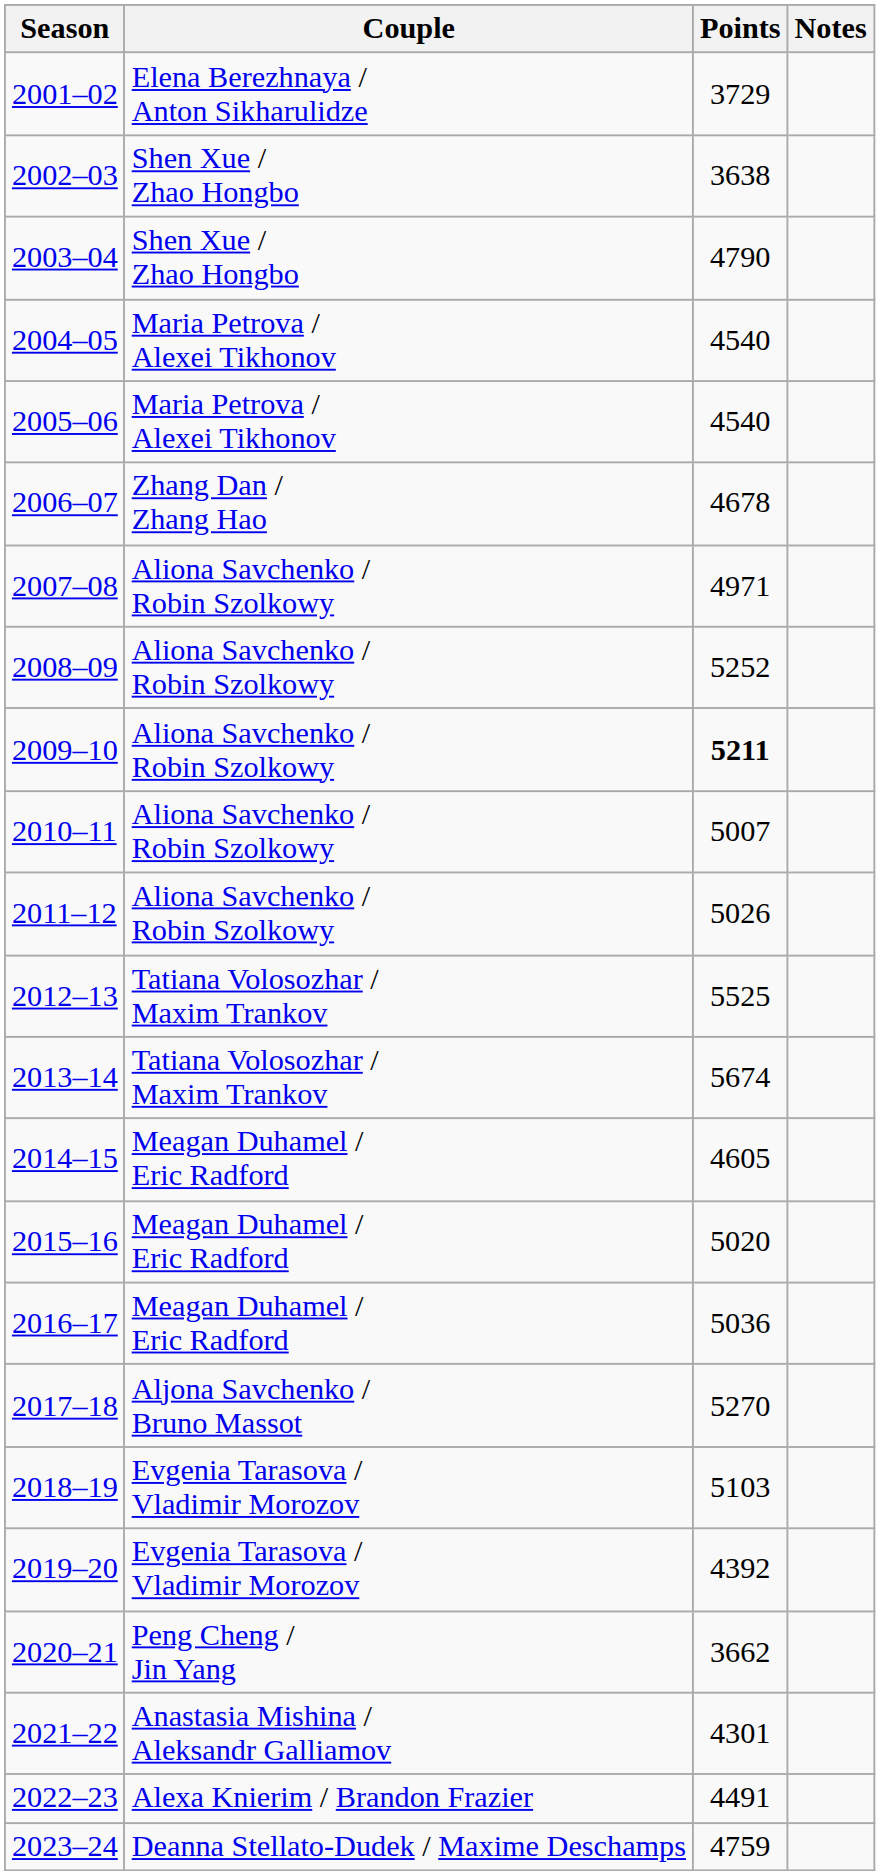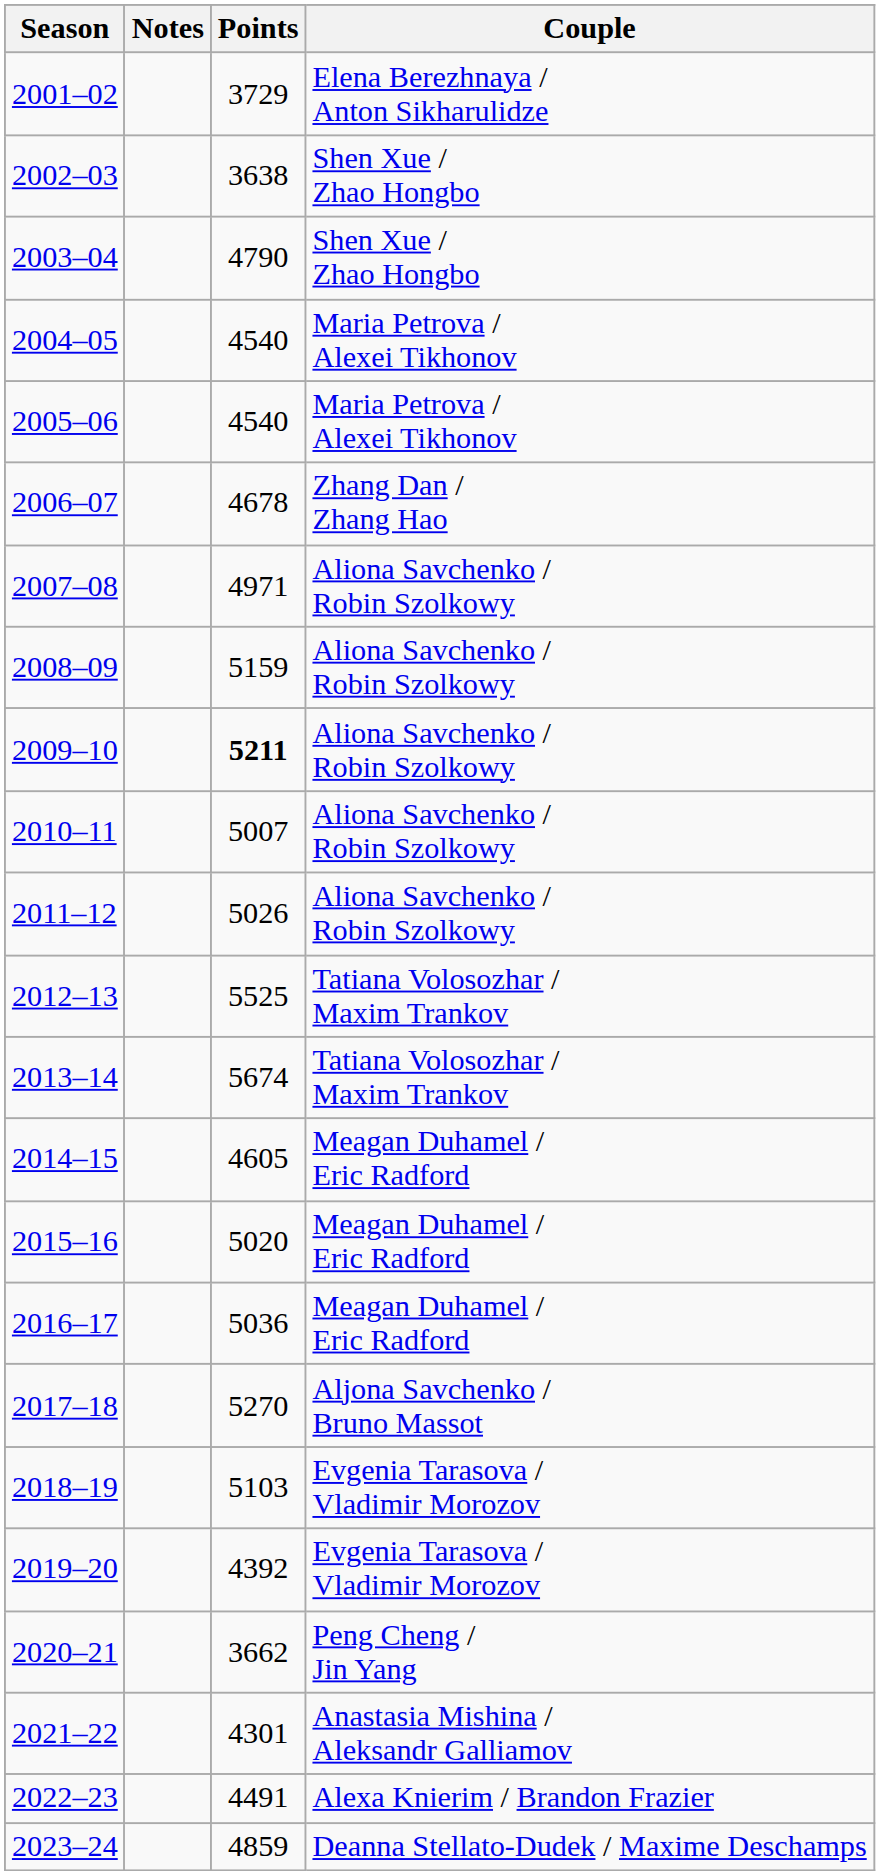columns swapped: (409, 28) <-> (831, 28)
(740, 667) 5252 -> (258, 667) 5159
(740, 1845) 4759 -> (258, 1845) 4859
